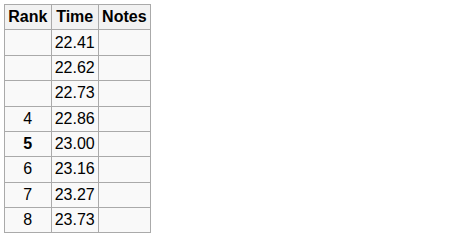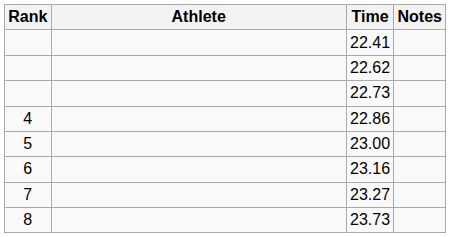+ column: (199, 17)
(28, 144) bold -> (28, 144) normal
